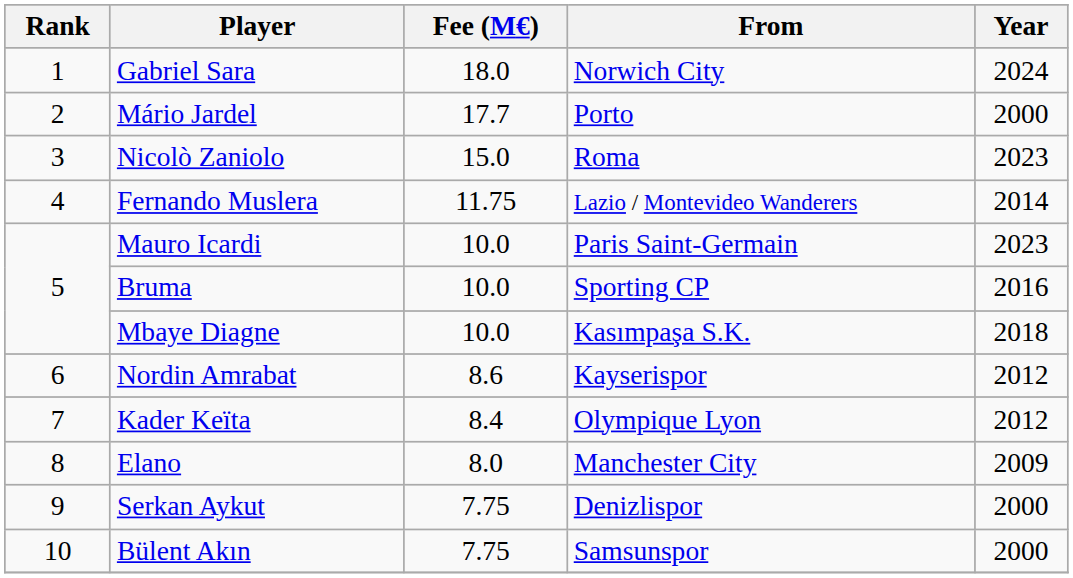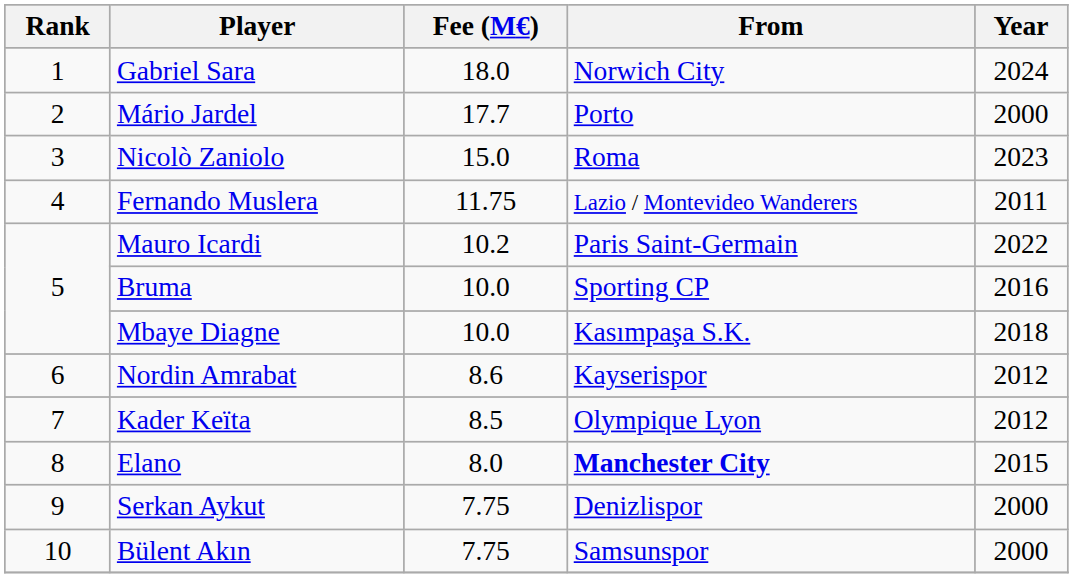(1021, 200) 2014 -> (1021, 200) 2011
(486, 244) 10.0 -> (486, 244) 10.2
(1021, 244) 2023 -> (1021, 244) 2022
(486, 419) 8.4 -> (486, 419) 8.5
(665, 462) normal -> (672, 462) bold
(1021, 462) 2009 -> (1021, 462) 2015
